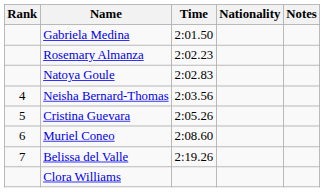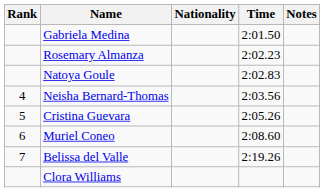columns swapped: (250, 14) <-> (194, 14)
